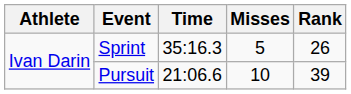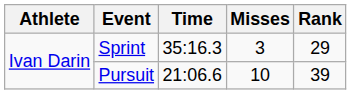(260, 47) 5 -> (260, 47) 3
(320, 47) 26 -> (320, 47) 29
